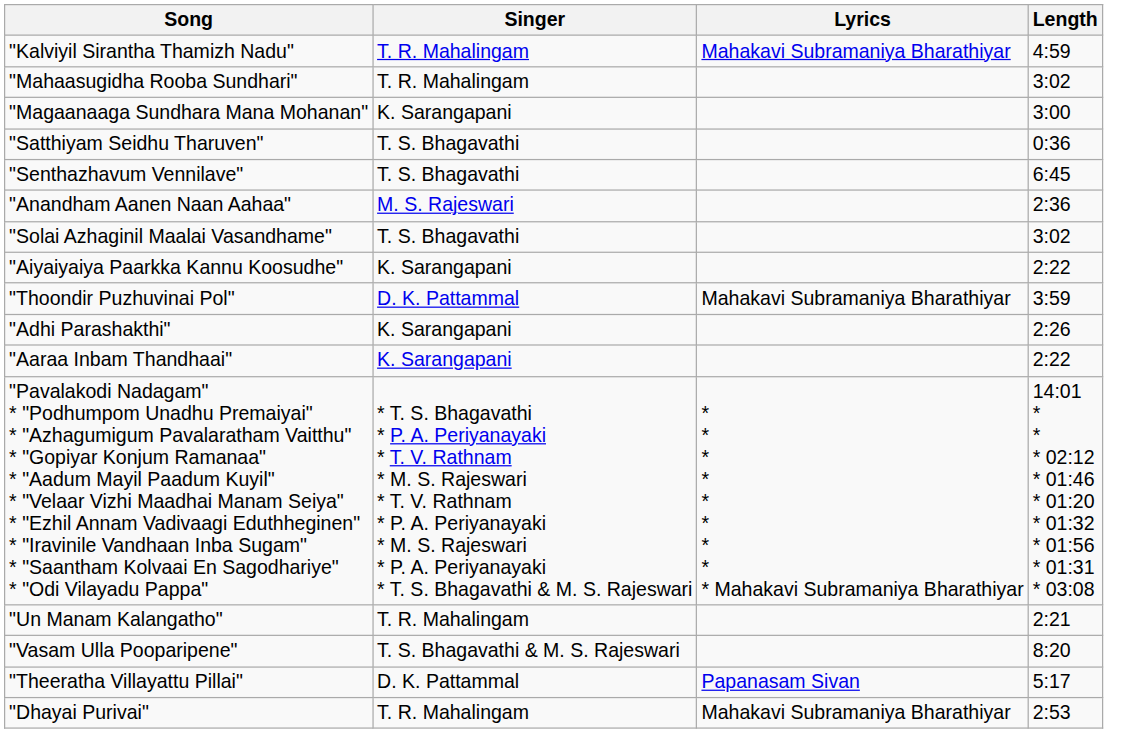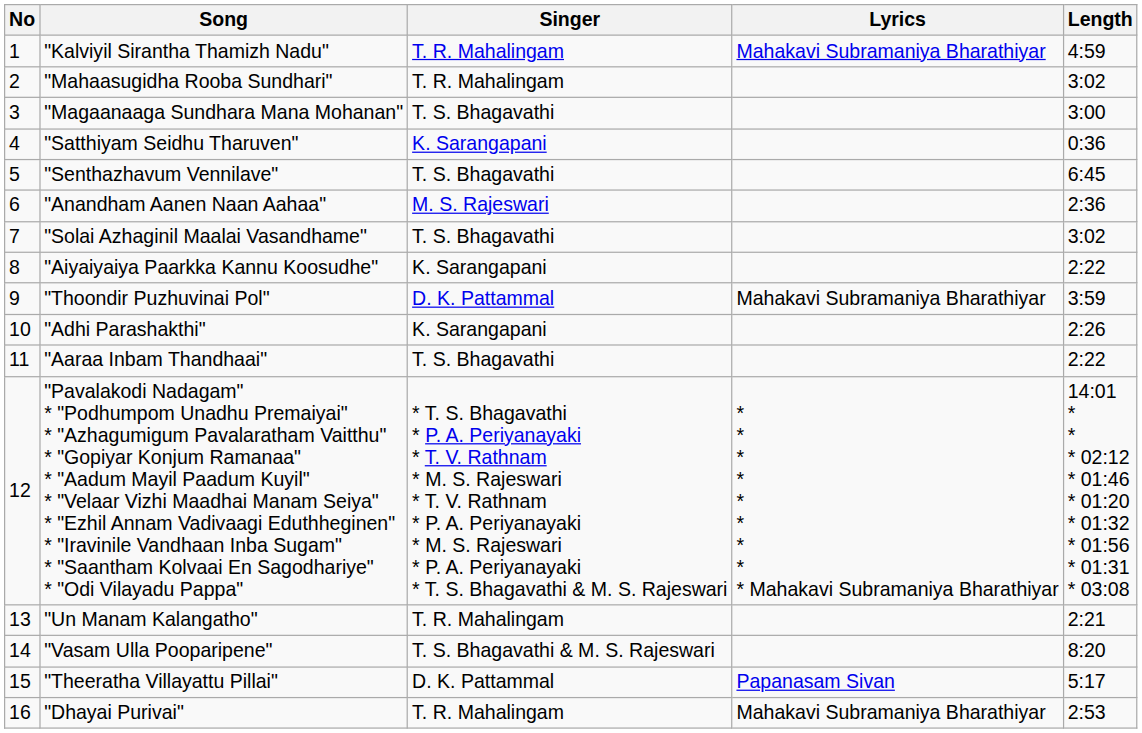+ column: (22, 19)
(444, 112) K. Sarangapani -> (483, 112) T. S. Bhagavathi
(448, 143) T. S. Bhagavathi -> (479, 143) K. Sarangapani
(444, 360) K. Sarangapani -> (483, 360) T. S. Bhagavathi
